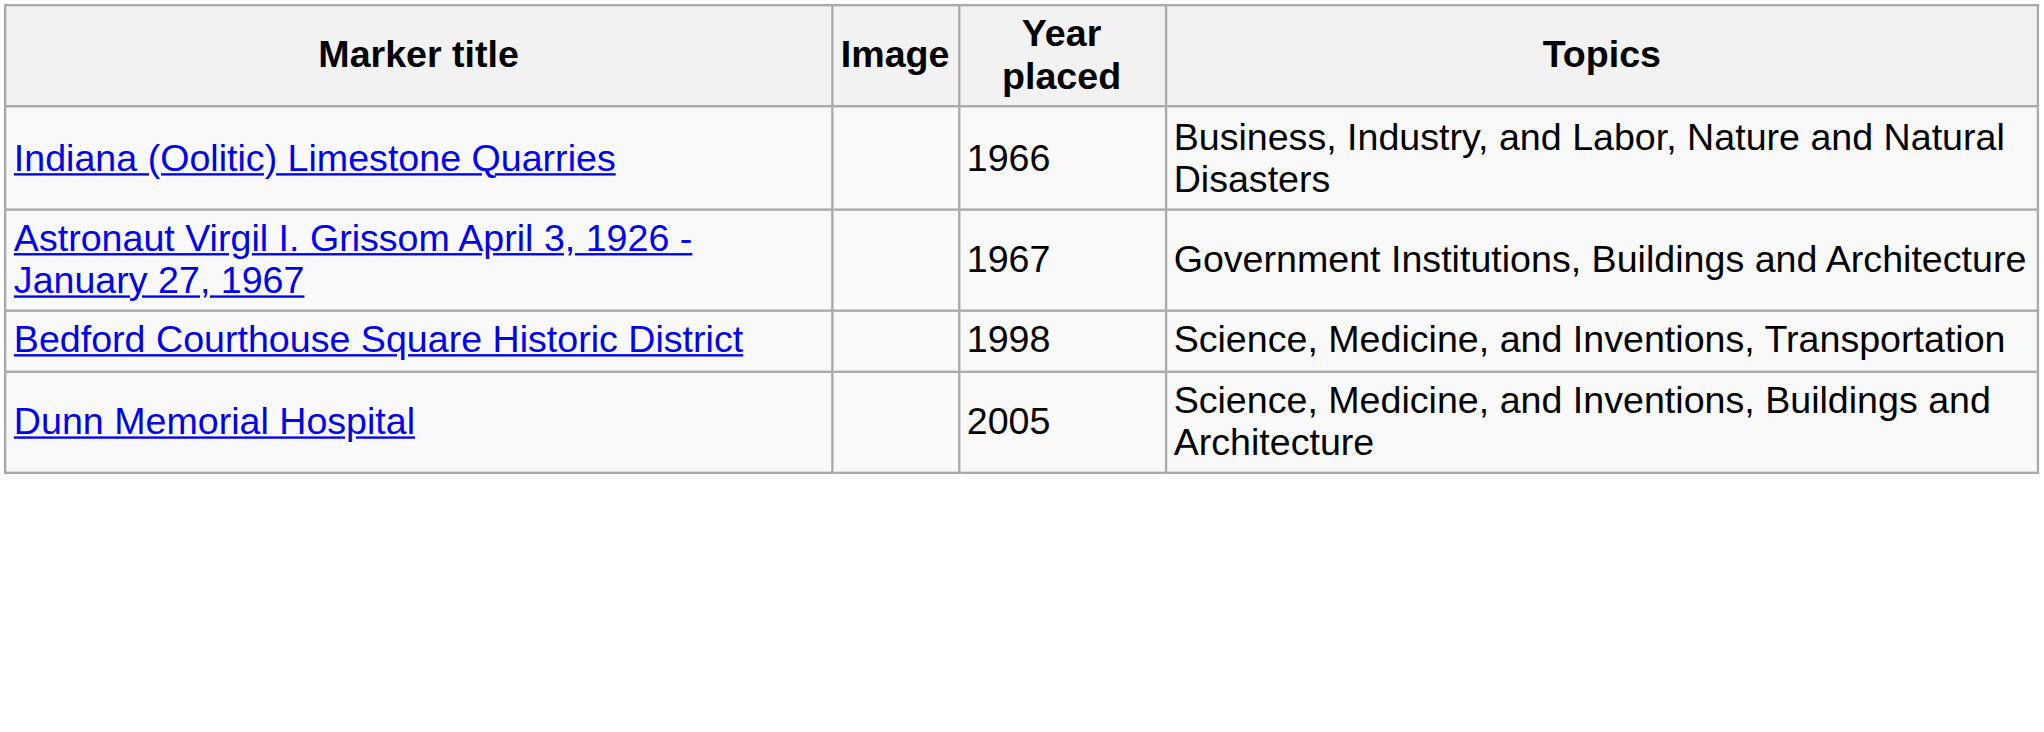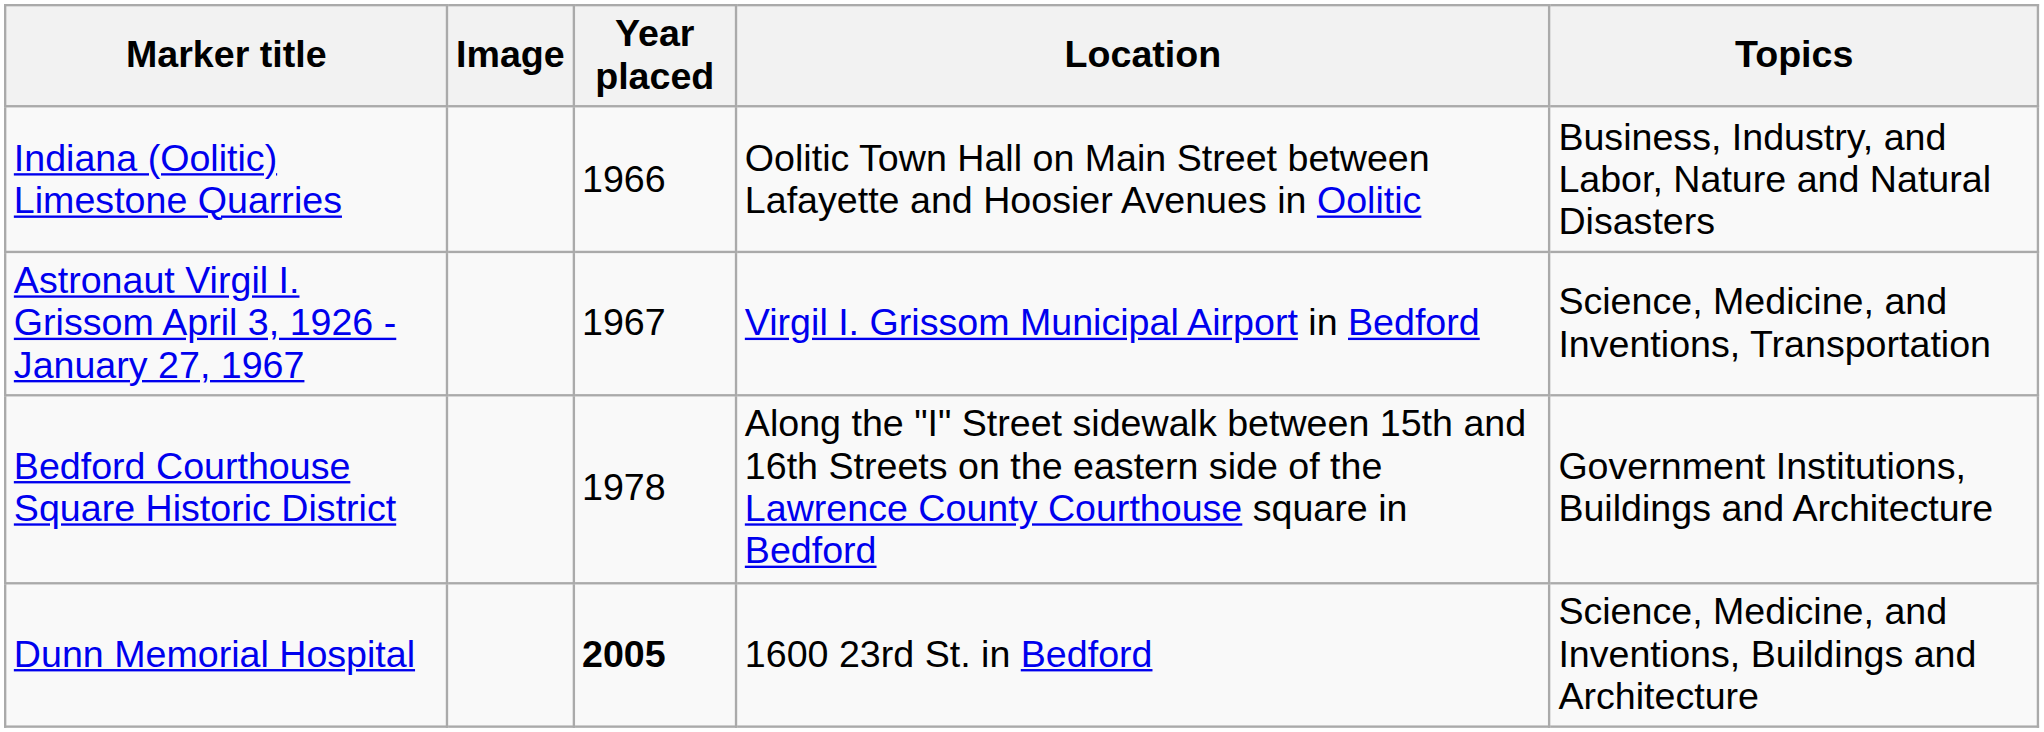+ column: (1143, 55)
(1600, 259) Government Institutions, Buildings and Architecture -> (1775, 322) Science, Medicine, and Inventions, Transportation
(1009, 340) 1998 -> (624, 488) 1978
(1590, 340) Science, Medicine, and Inventions, Transportation -> (1776, 488) Government Institutions, Buildings and Architecture
(1009, 420) normal -> (624, 653) bold
